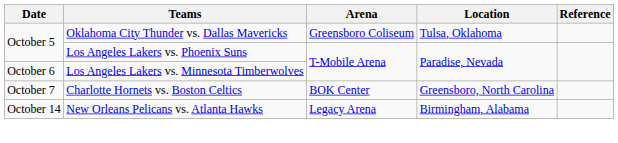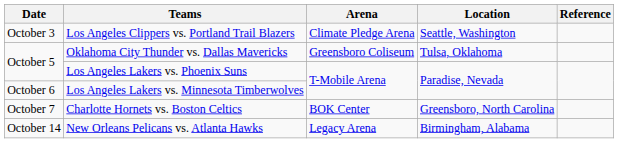+ row: (180, 33)
